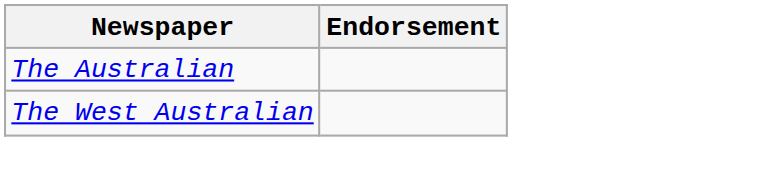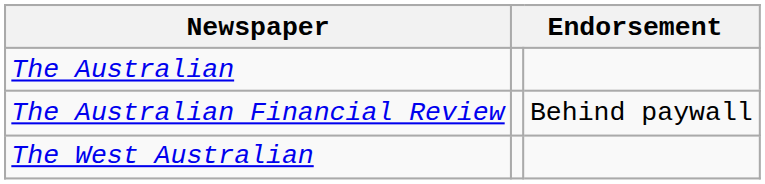+ row: (258, 113)
